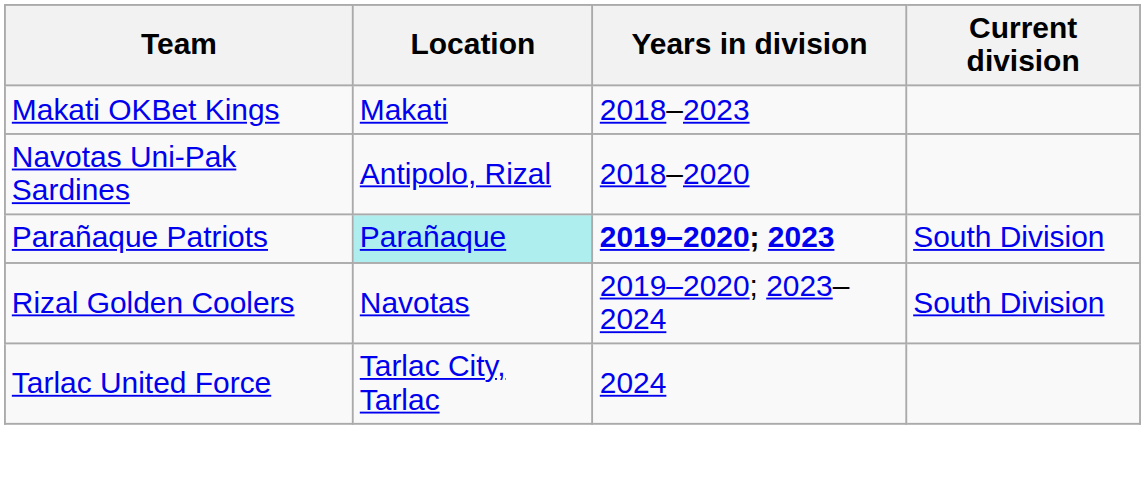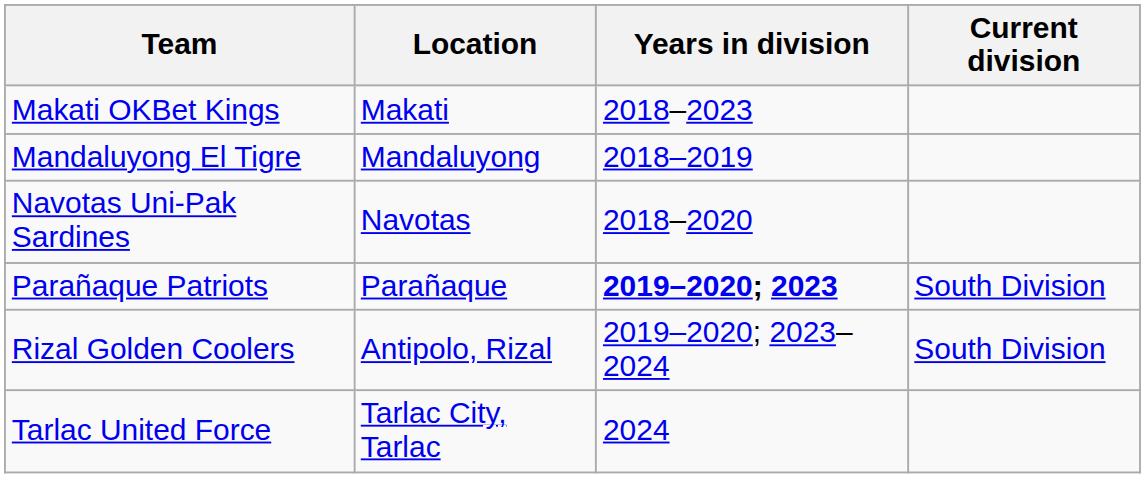+ row: (157, 156)
(455, 173) Antipolo, Rizal -> (416, 221) Navotas
(433, 237) paleturquoise background -> (434, 285) no background
(415, 302) Navotas -> (456, 349) Antipolo, Rizal
